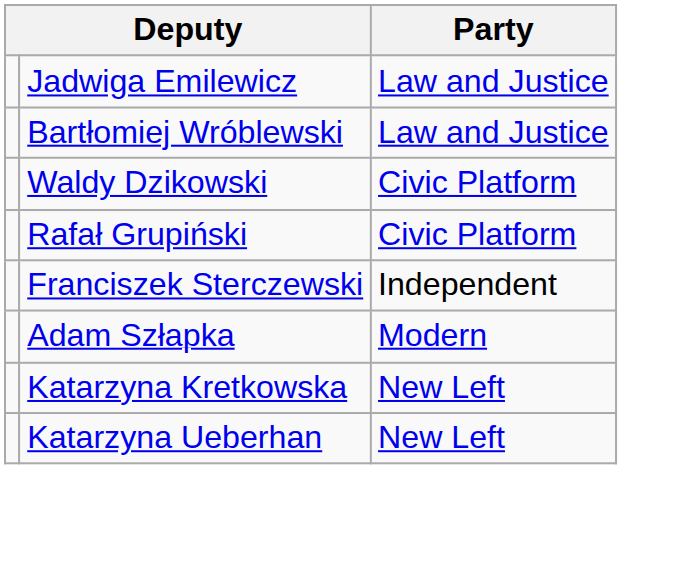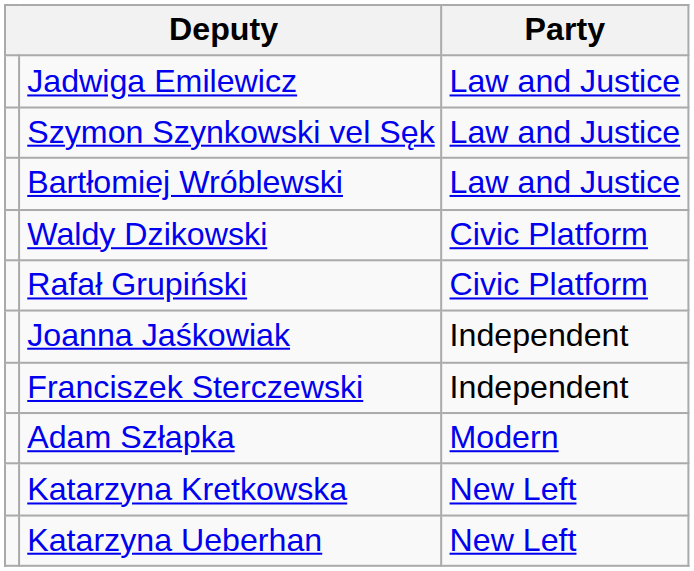+ row: (231, 132)
+ row: (159, 336)
